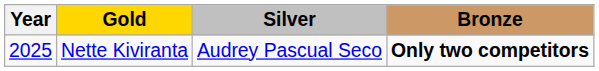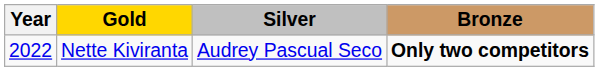(31, 50) 2025 -> (31, 50) 2022
